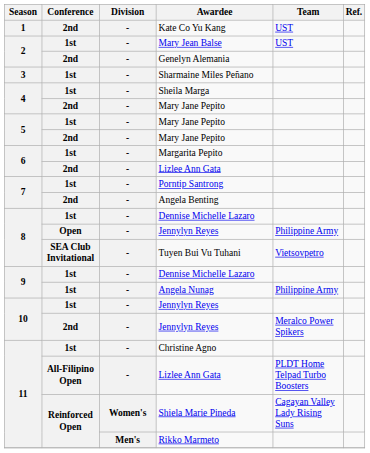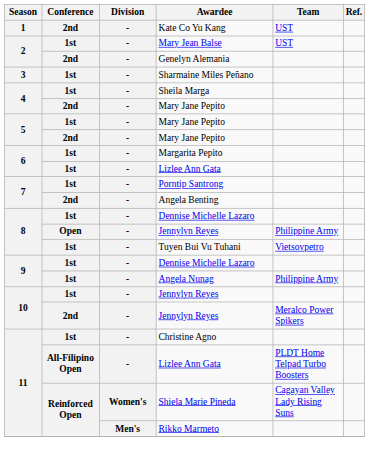(70, 169) 2nd -> (70, 169) 1st
(70, 253) SEA Club Invitational -> (70, 247) 1st
